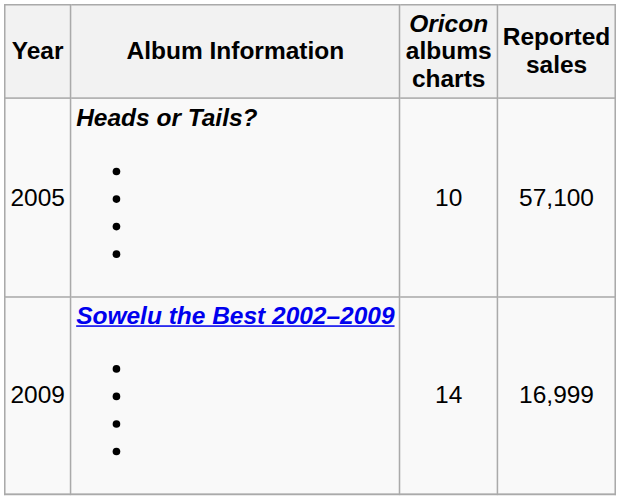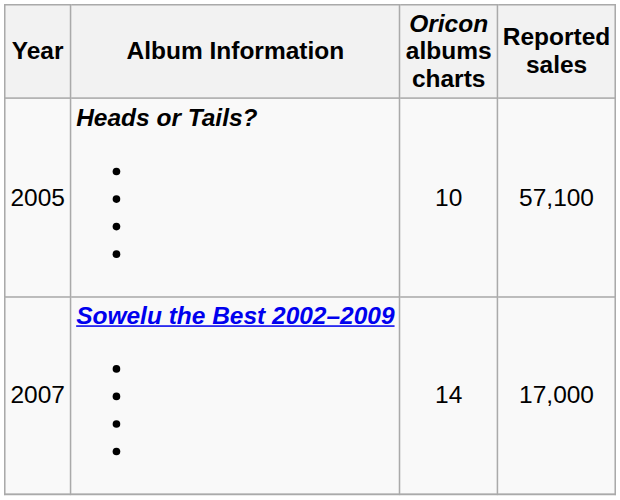(38, 395) 2009 -> (38, 395) 2007
(557, 395) 16,999 -> (557, 395) 17,000
